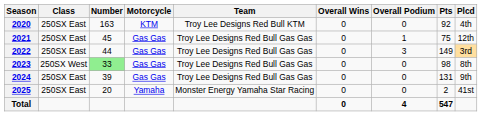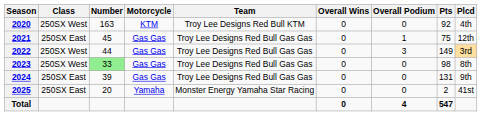(64, 24) 250SX East -> (64, 24) 250SX West
(64, 50) 250SX East -> (64, 50) 250SX West
